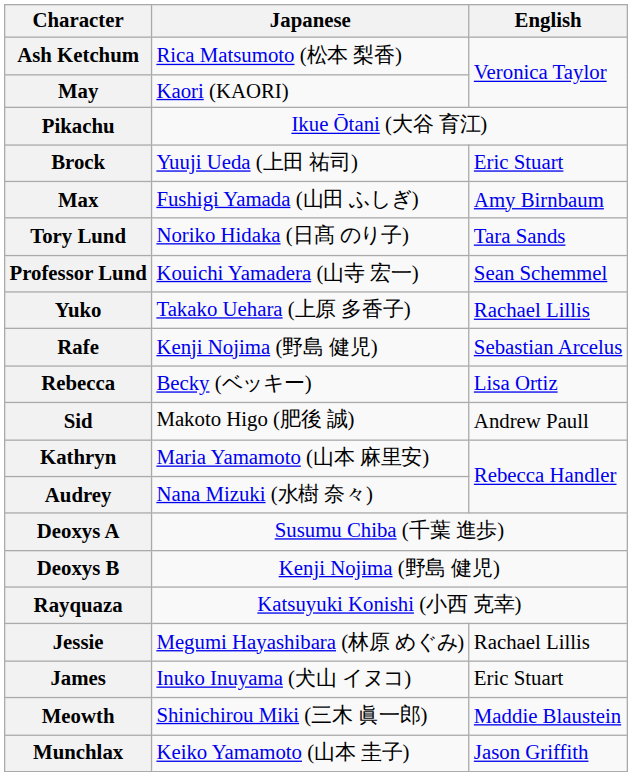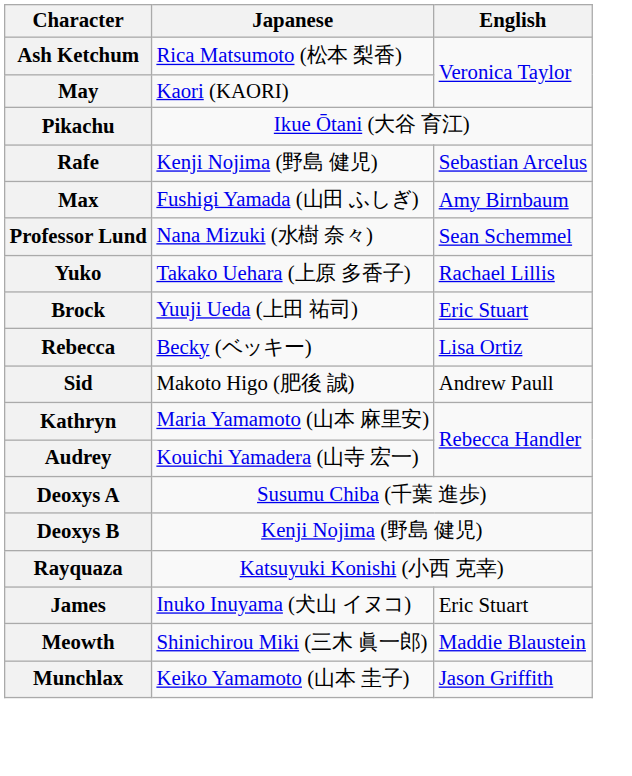rows swapped: (78, 162) <-> (78, 347)
- row: (78, 236)
(288, 272) Kouichi Yamadera (山寺 宏一) -> (265, 235) Nana Mizuki (水樹 奈々)
(265, 494) Nana Mizuki (水樹 奈々) -> (288, 457) Kouichi Yamadera (山寺 宏一)
- row: (78, 642)
